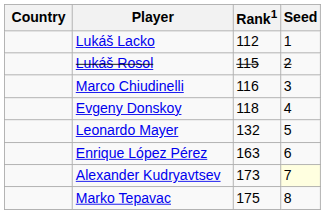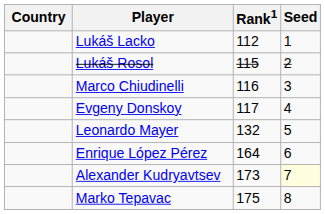(247, 108) 118 -> (247, 108) 117
(248, 153) 163 -> (248, 153) 164
